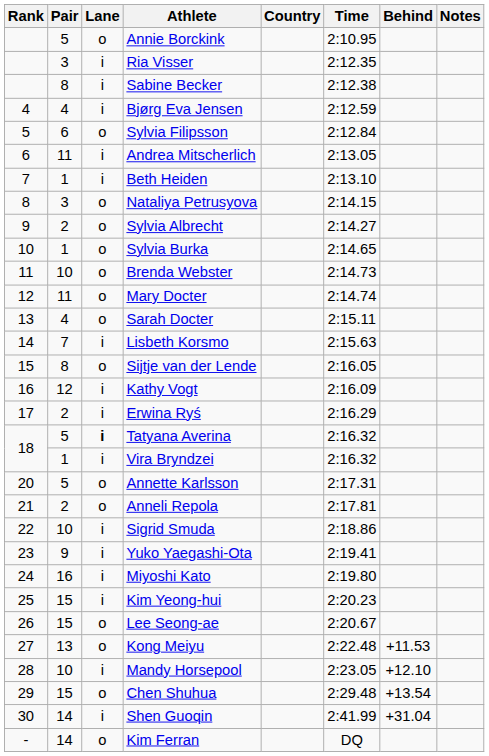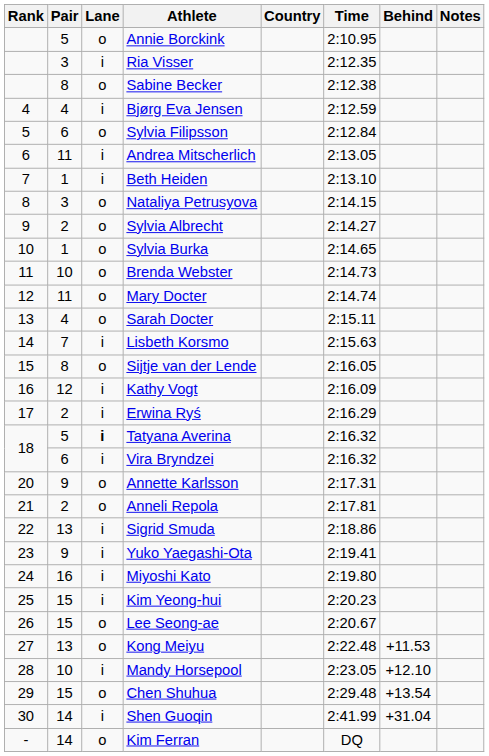(102, 86) i -> (102, 86) o
(65, 459) 1 -> (65, 459) 6
(65, 483) 5 -> (65, 483) 9
(65, 529) 10 -> (65, 529) 13
